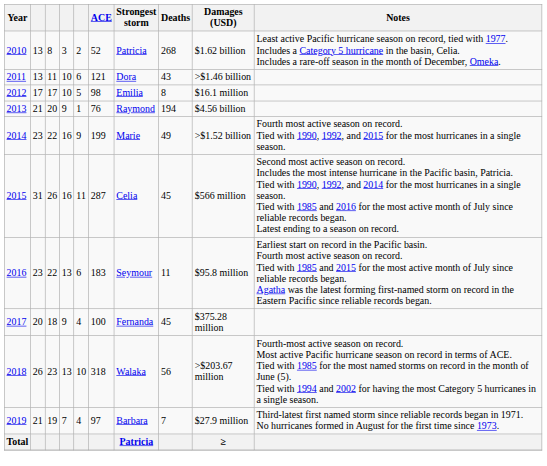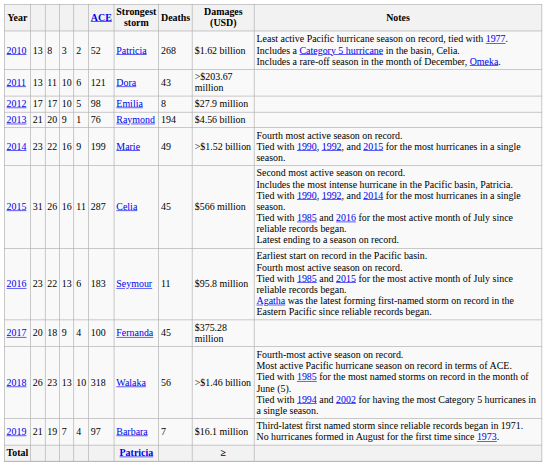(223, 77) >$1.46 billion -> (214, 82) >$203.67 million
(221, 93) $16.1 million -> (221, 104) $27.9 million
(214, 371) >$203.67 million -> (223, 382) >$1.46 billion
(221, 420) $27.9 million -> (221, 431) $16.1 million
